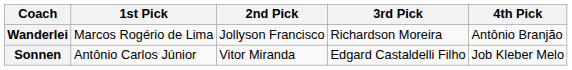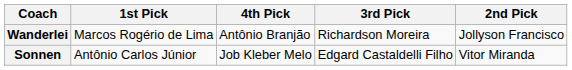columns swapped: (272, 14) <-> (518, 14)
